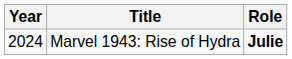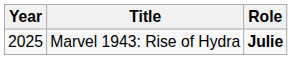(26, 41) 2024 -> (26, 41) 2025
